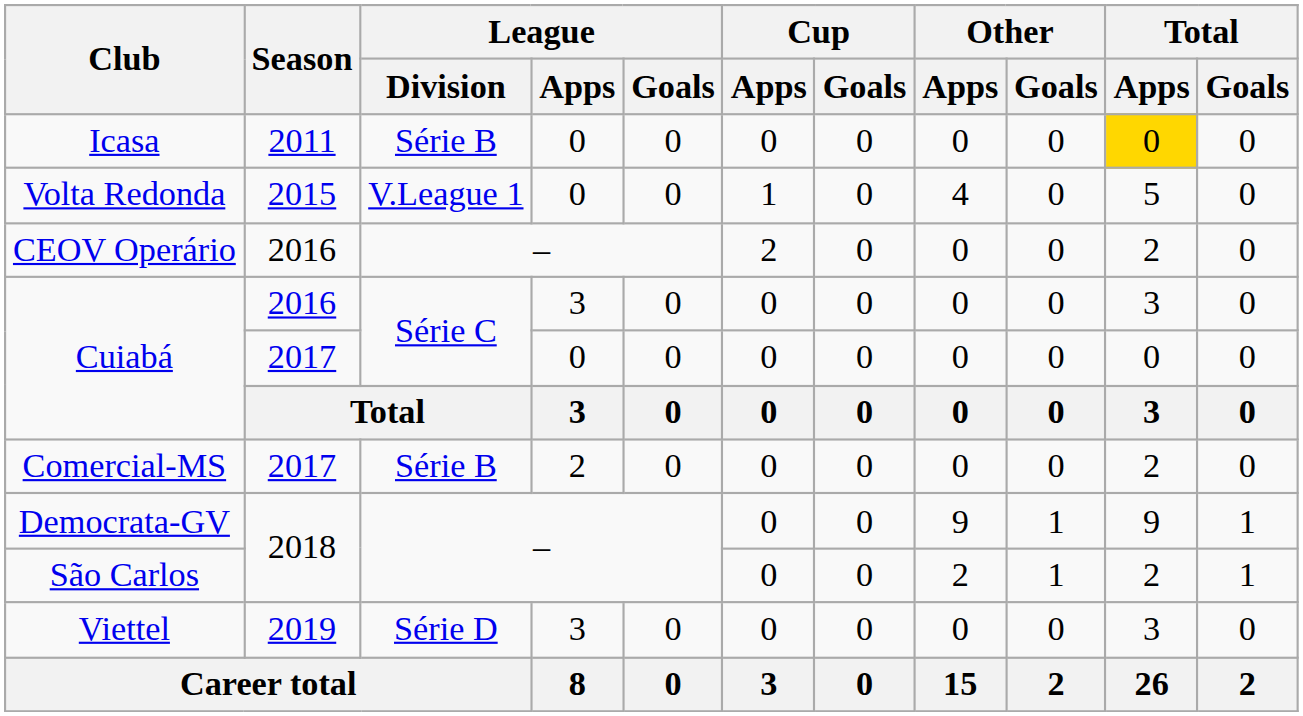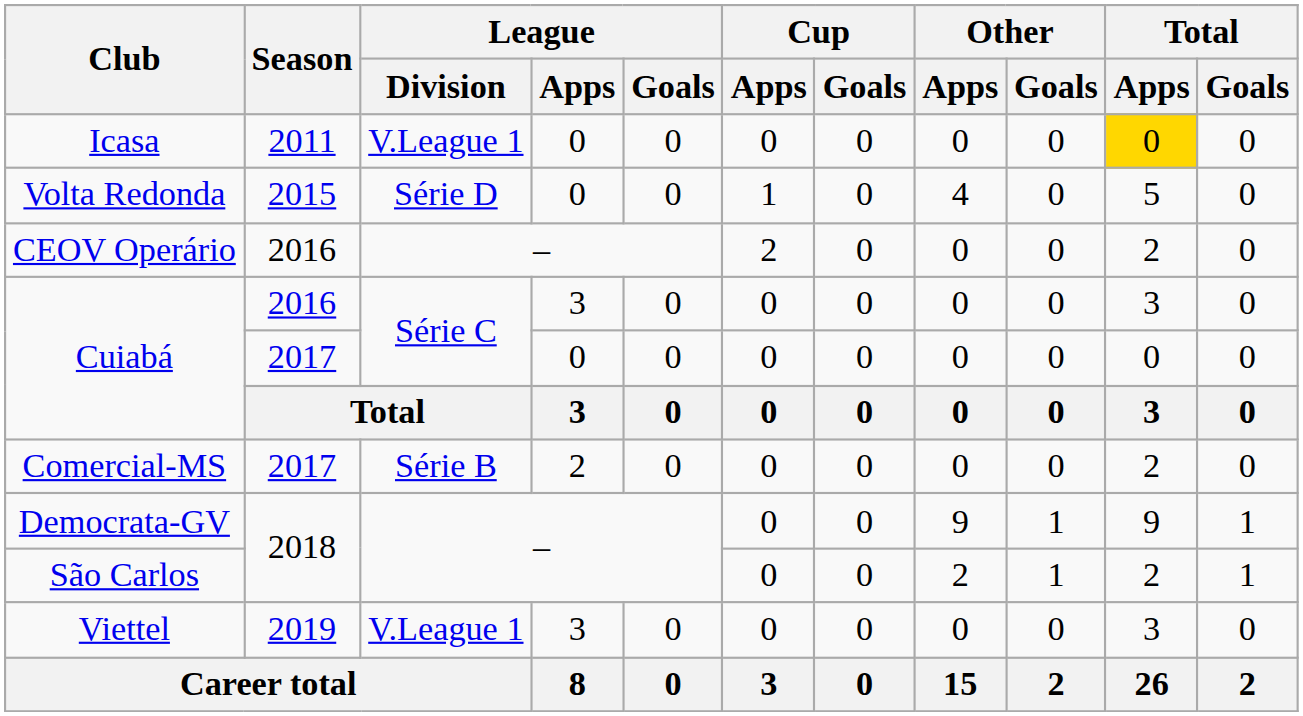(446, 140) Série B -> (446, 140) V.League 1
(446, 194) V.League 1 -> (446, 194) Série D
(446, 628) Série D -> (446, 628) V.League 1
